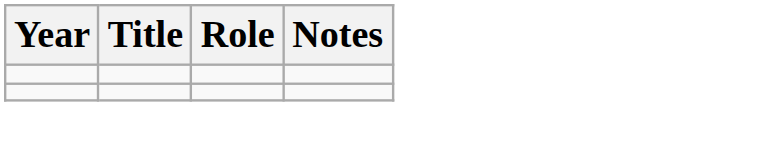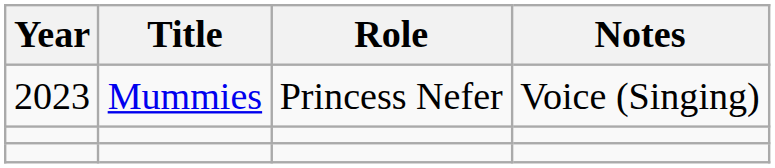+ row: (52, 95)
